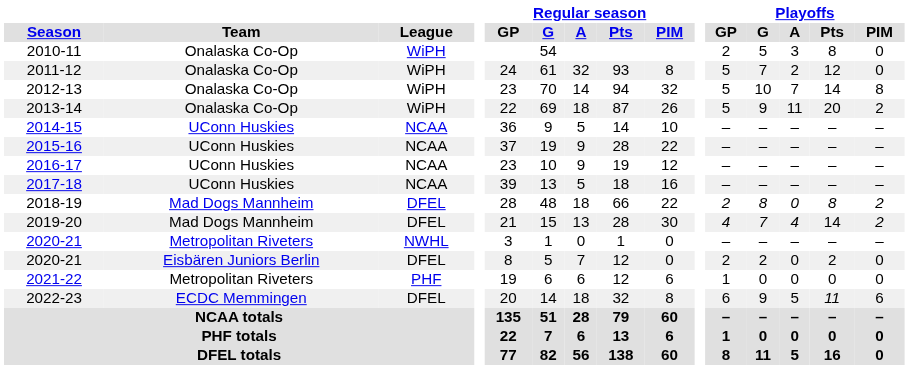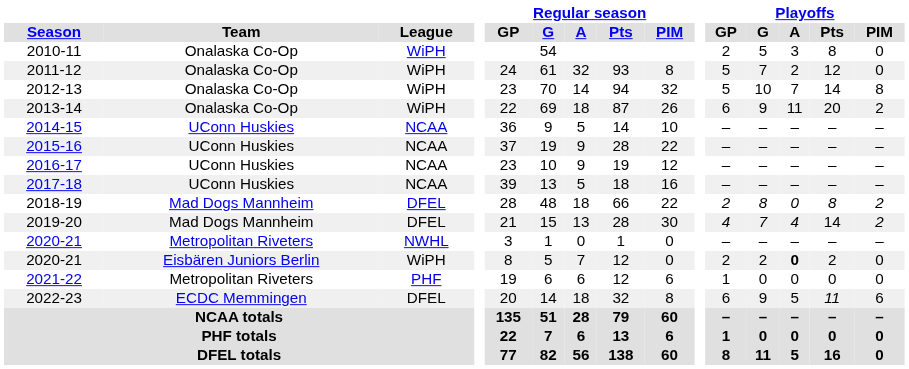(726, 108) 5 -> (726, 108) 6
(426, 260) DFEL -> (426, 260) WiPH
(795, 260) normal -> (795, 260) bold
